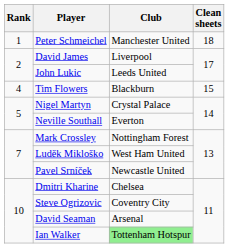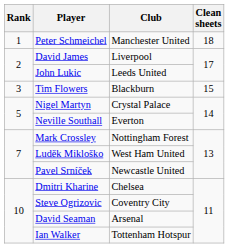(19, 89) 4 -> (19, 89) 3
(151, 235) lightgreen background -> (151, 235) no background
